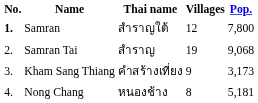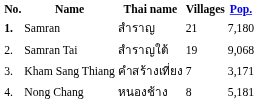(143, 28) สำราญใต้ -> (136, 28) สำราญ
(192, 28) 12 -> (192, 28) 21
(241, 28) 7,800 -> (241, 28) 7,180
(136, 50) สำราญ -> (143, 50) สำราญใต้
(189, 70) 9 -> (189, 70) 7
(241, 70) 3,173 -> (241, 70) 3,171
